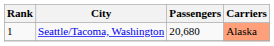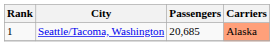(185, 32) 20,680 -> (185, 32) 20,685
